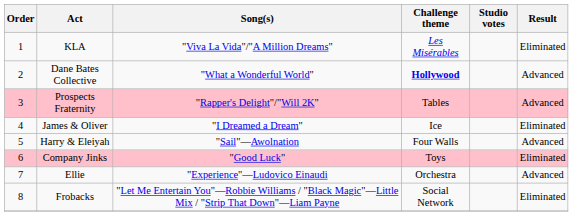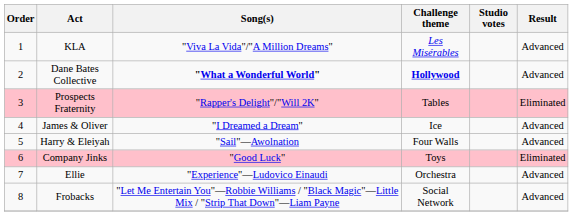(543, 46) Eliminated -> (543, 46) Advanced
(257, 74) normal -> (257, 74) bold
(543, 103) Advanced -> (543, 103) Eliminated
(543, 125) Eliminated -> (543, 125) Advanced
(543, 197) Eliminated -> (543, 197) Advanced
